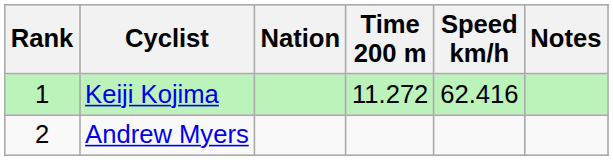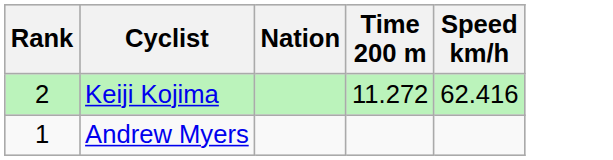- column: (566, 39)
(42, 94) 1 -> (42, 94) 2
(42, 134) 2 -> (42, 134) 1
